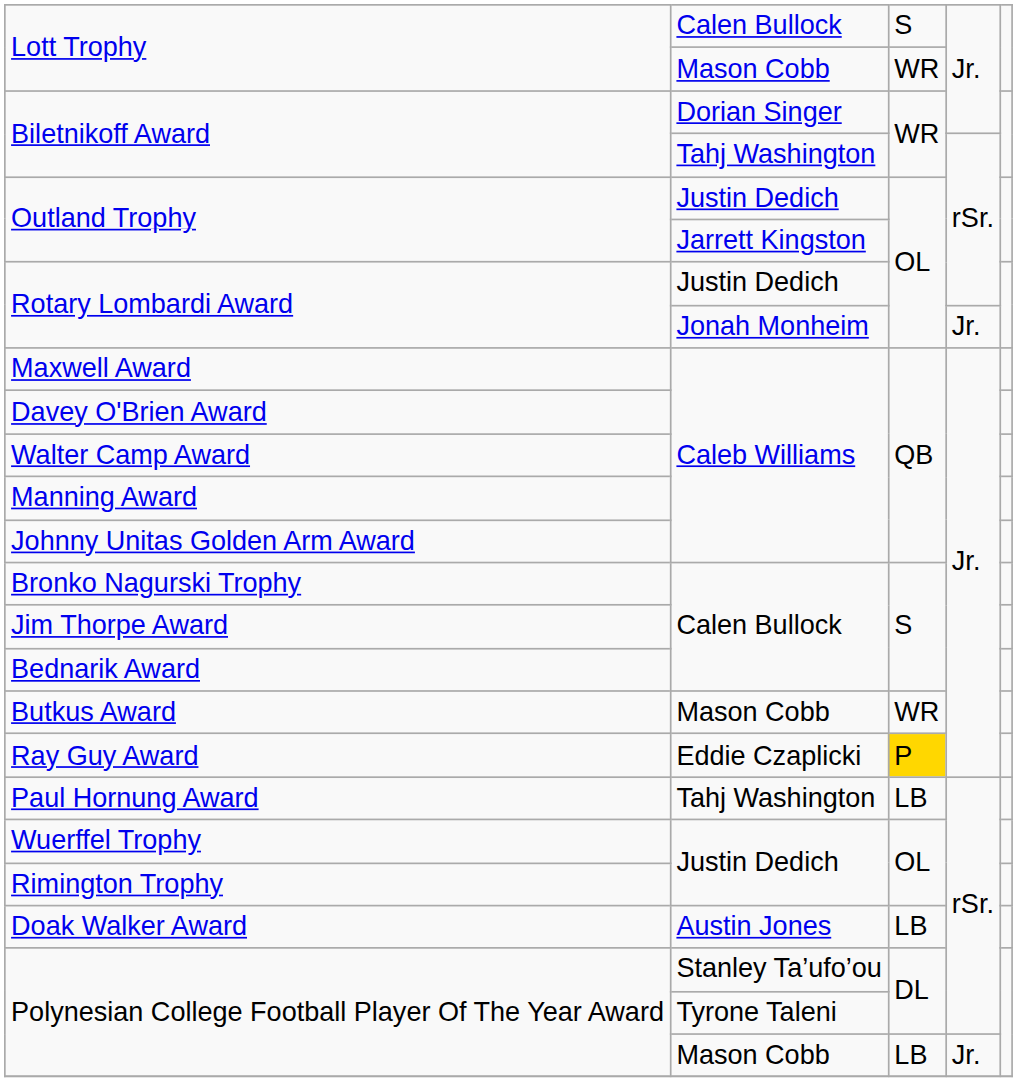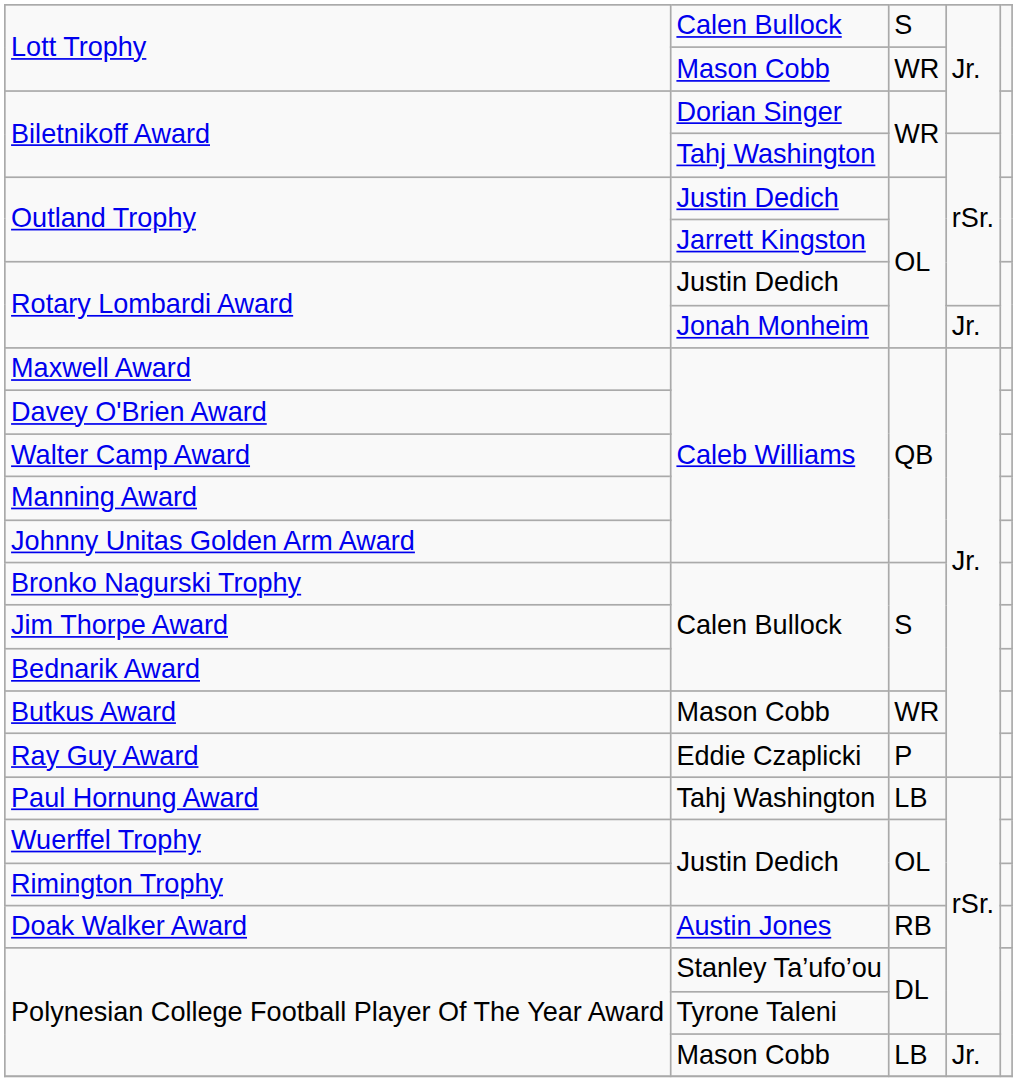(903, 754) gold background -> (903, 754) no background
(911, 926) LB -> (913, 926) RB
